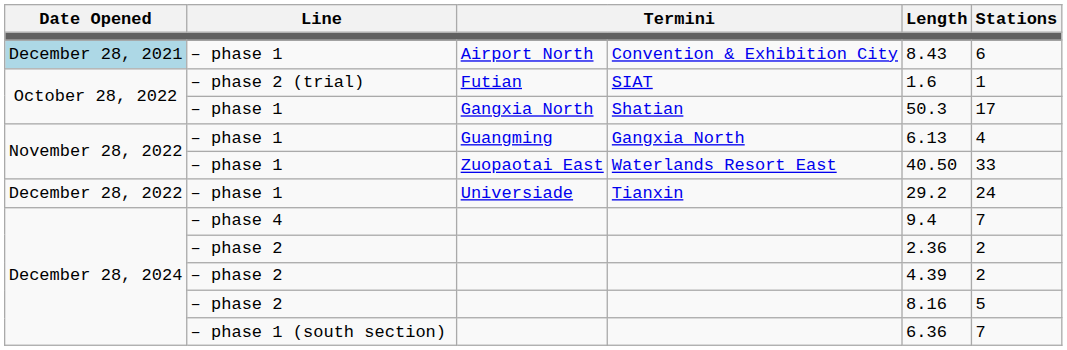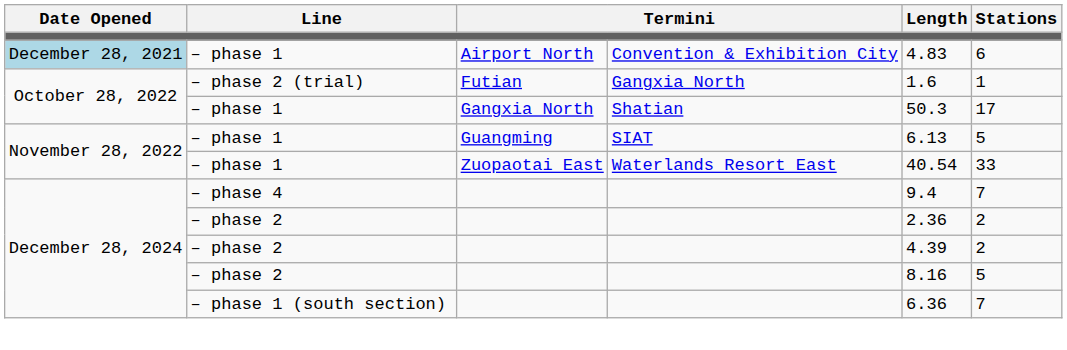(927, 54) 8.43 -> (927, 54) 4.83
(632, 82) SIAT -> (678, 82) Gangxia North
(678, 138) Gangxia North -> (632, 138) SIAT
(981, 138) 4 -> (981, 138) 5
(932, 165) 40.50 -> (932, 165) 40.54
- row: (237, 193)
